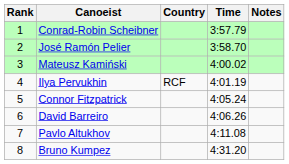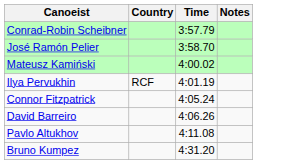- column: (20, 13)
